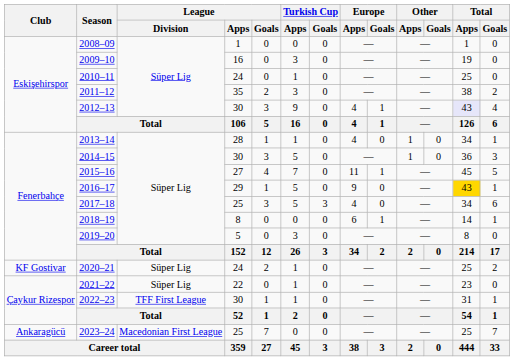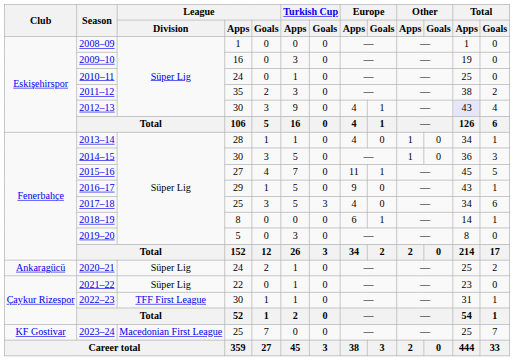(467, 188) gold background -> (467, 188) no background
(41, 268) KF Gostivar -> (41, 268) Ankaragücü
(41, 332) Ankaragücü -> (41, 332) KF Gostivar
